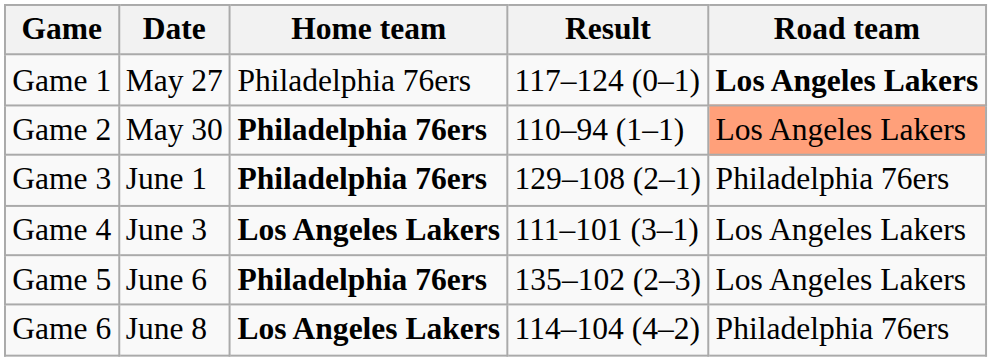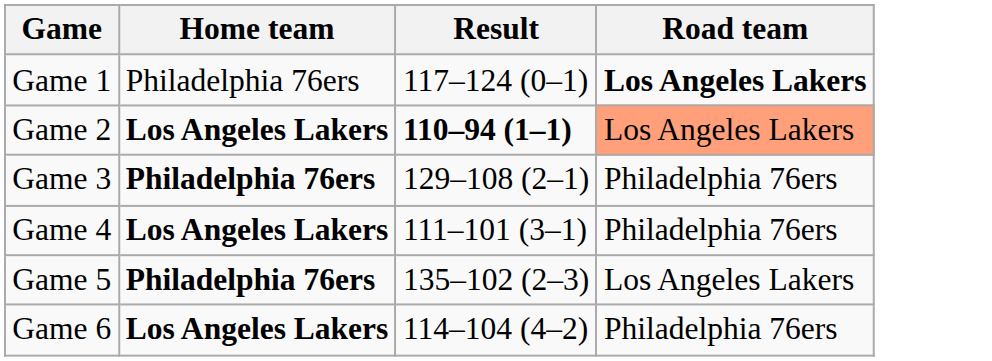- column: (174, 29)
(362, 129) Philadelphia 76ers -> (257, 129) Los Angeles Lakers
(599, 129) normal -> (487, 129) bold
(841, 229) Los Angeles Lakers -> (721, 229) Philadelphia 76ers
